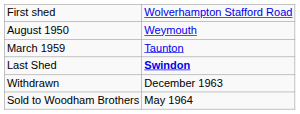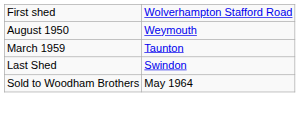(167, 65) bold -> (166, 65) normal
- row: (33, 83)
